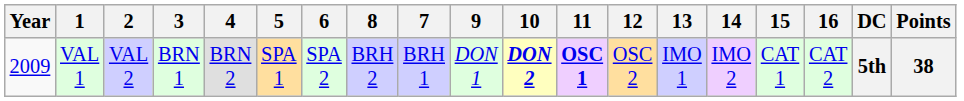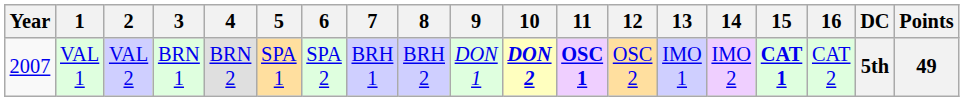columns swapped: (424, 20) <-> (372, 20)
(30, 66) 2009 -> (30, 66) 2007
(780, 66) normal -> (782, 66) bold
(923, 66) 38 -> (926, 66) 49
